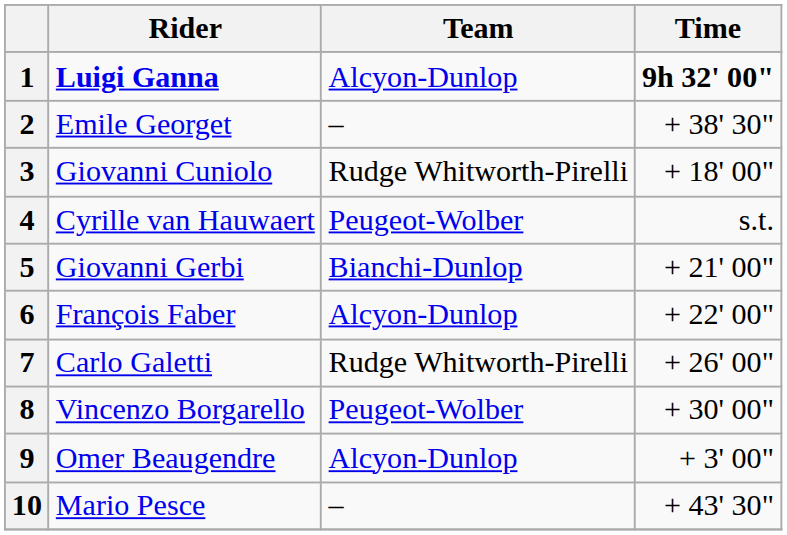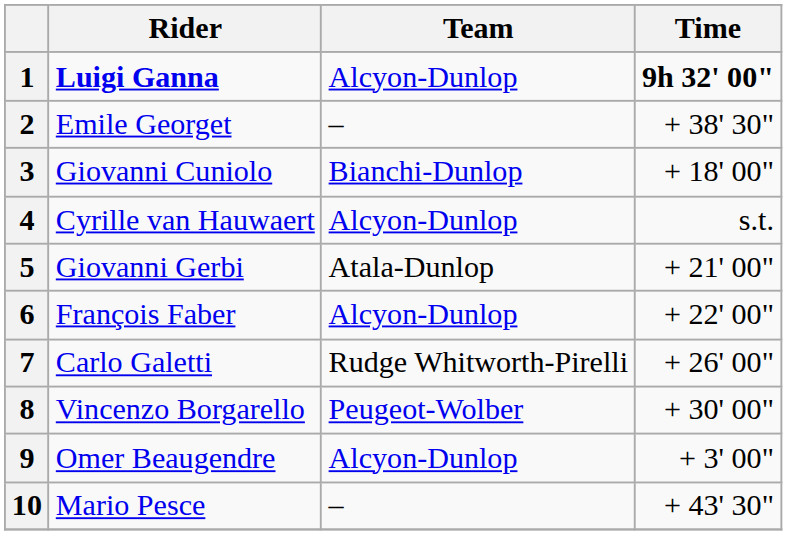(478, 171) Rudge Whitworth-Pirelli -> (426, 171) Bianchi-Dunlop
(426, 219) Peugeot-Wolber -> (423, 219) Alcyon-Dunlop
(426, 266) Bianchi-Dunlop -> (411, 266) Atala-Dunlop
